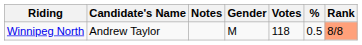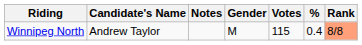(281, 31) 118 -> (281, 31) 115
(314, 31) 0.5 -> (314, 31) 0.4
